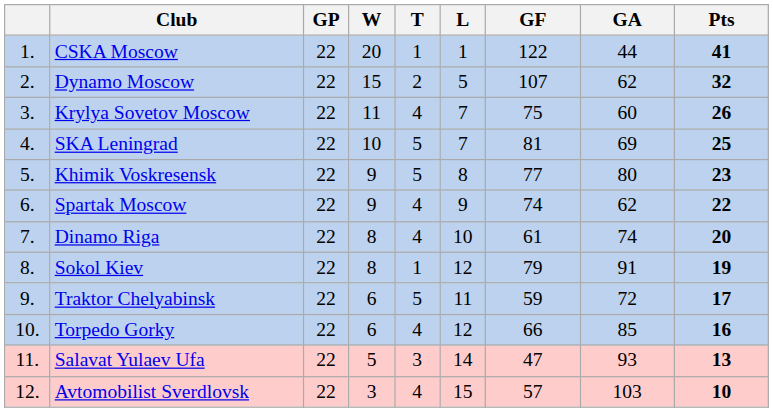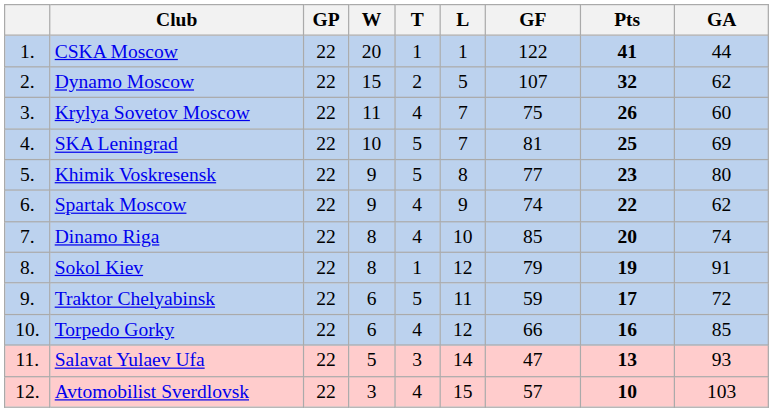columns swapped: (627, 19) <-> (722, 19)
(533, 236) 61 -> (533, 236) 85
